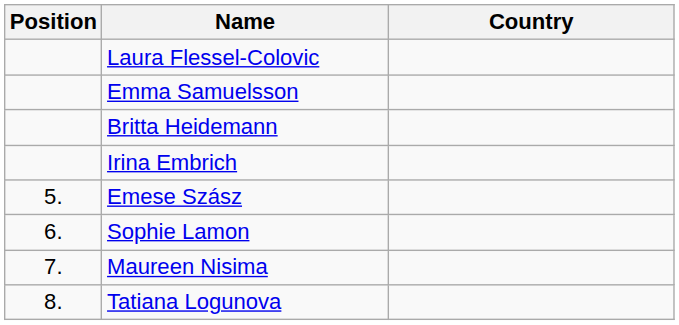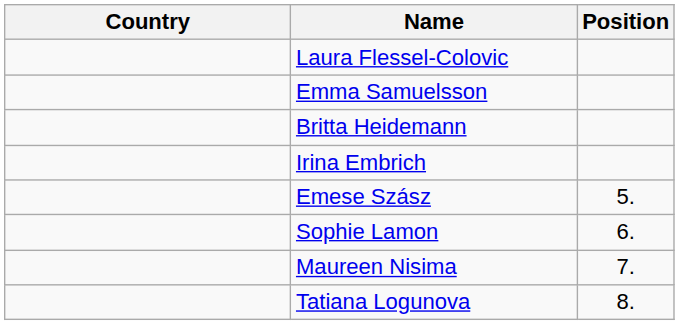columns swapped: (53, 22) <-> (531, 22)
